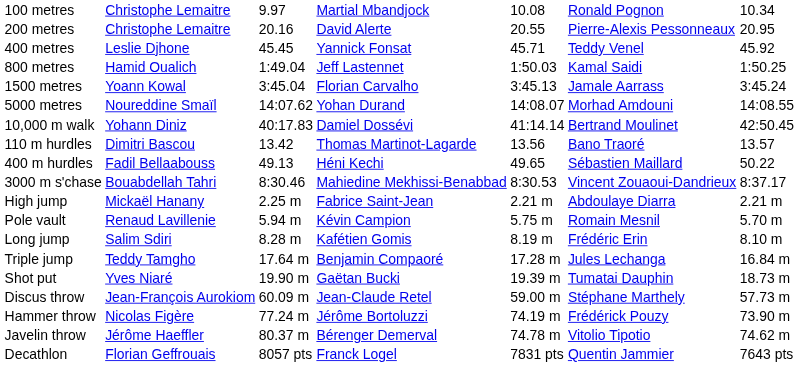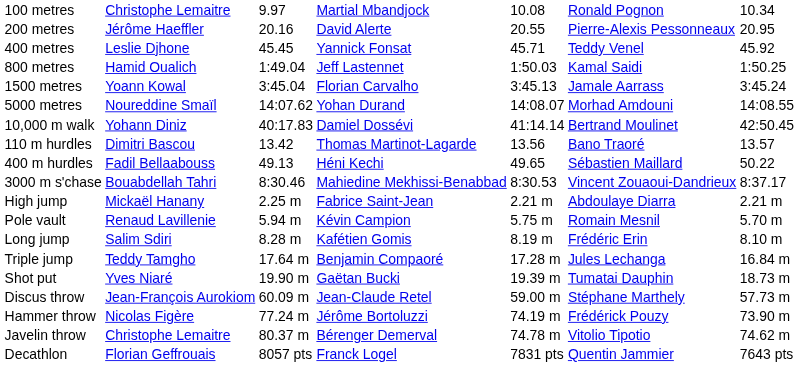(168, 29) Christophe Lemaitre -> (155, 29) Jérôme Haeffler
(155, 335) Jérôme Haeffler -> (168, 335) Christophe Lemaitre
